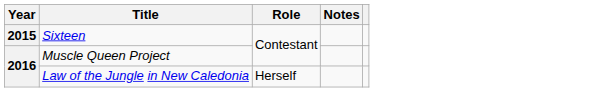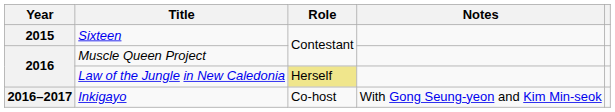(275, 76) no background -> (312, 76) khaki background
+ row: (102, 96)
